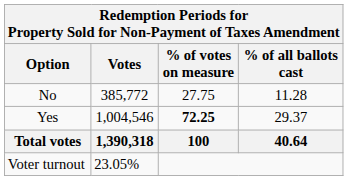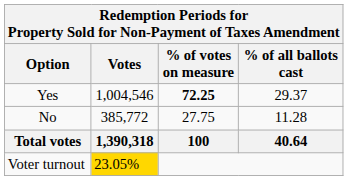rows swapped: (48, 118) <-> (48, 94)
(117, 164) no background -> (117, 164) gold background
